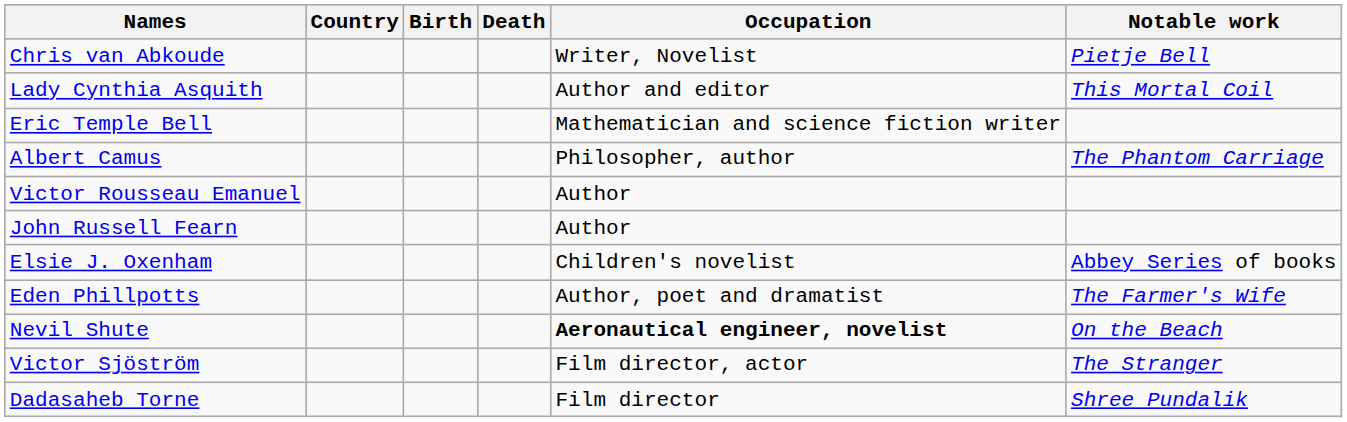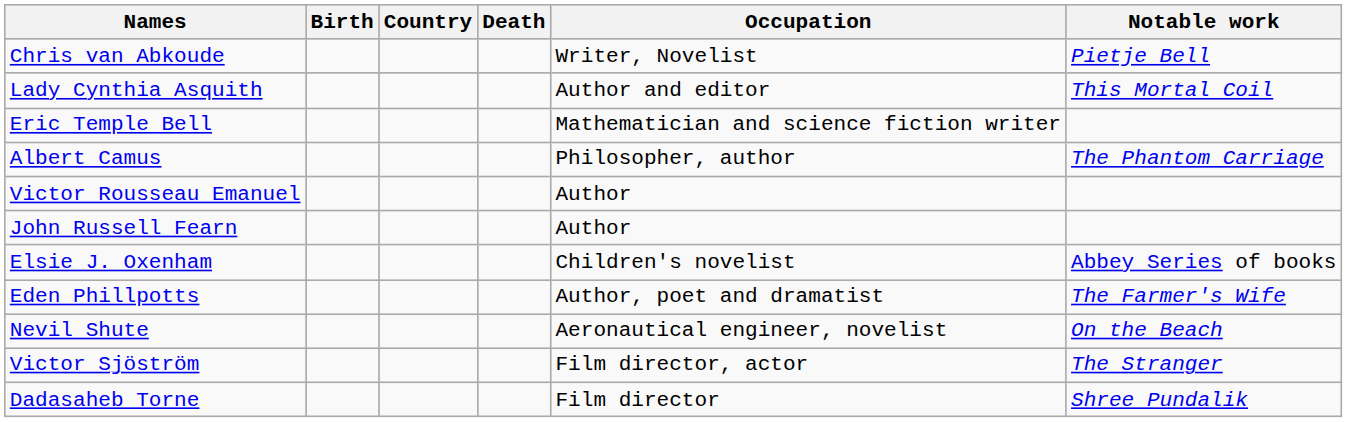columns swapped: (355, 22) <-> (441, 22)
(751, 331) bold -> (751, 331) normal
